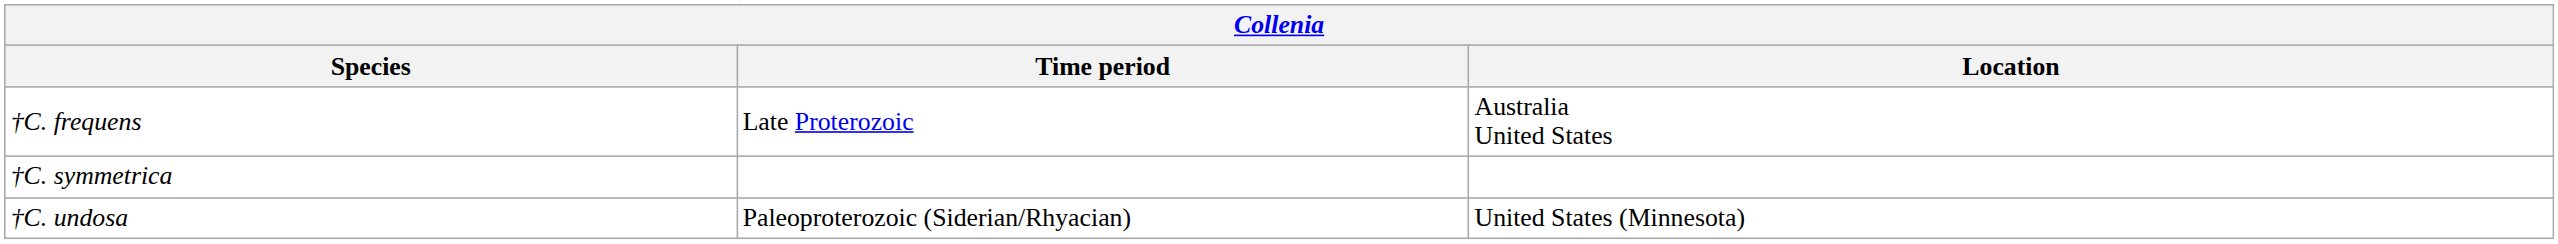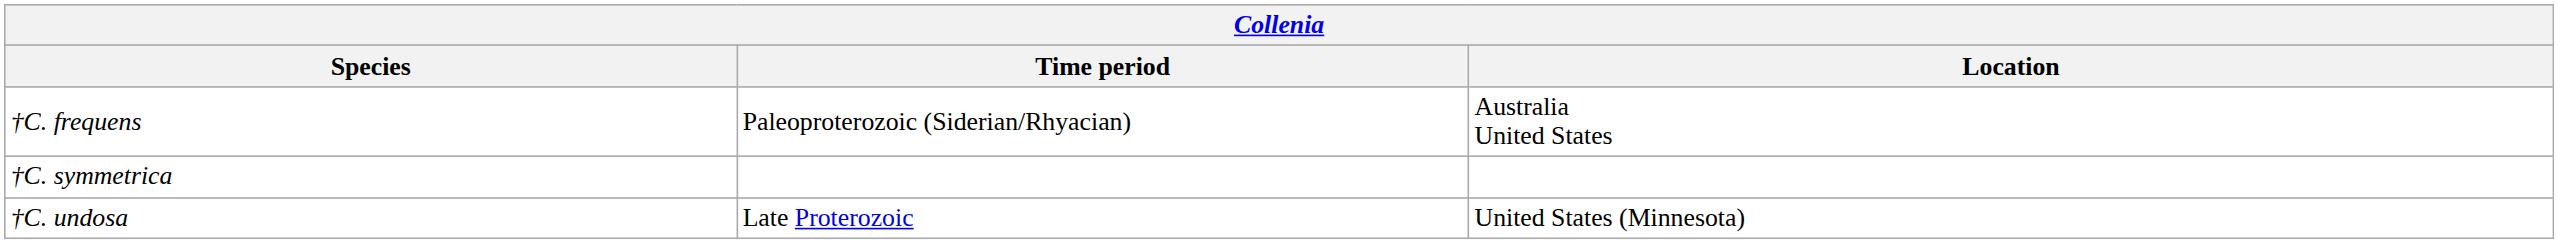(828, 121) Late Proterozoic -> (937, 121) Paleoproterozoic (Siderian/Rhyacian)
(937, 217) Paleoproterozoic (Siderian/Rhyacian) -> (828, 217) Late Proterozoic
